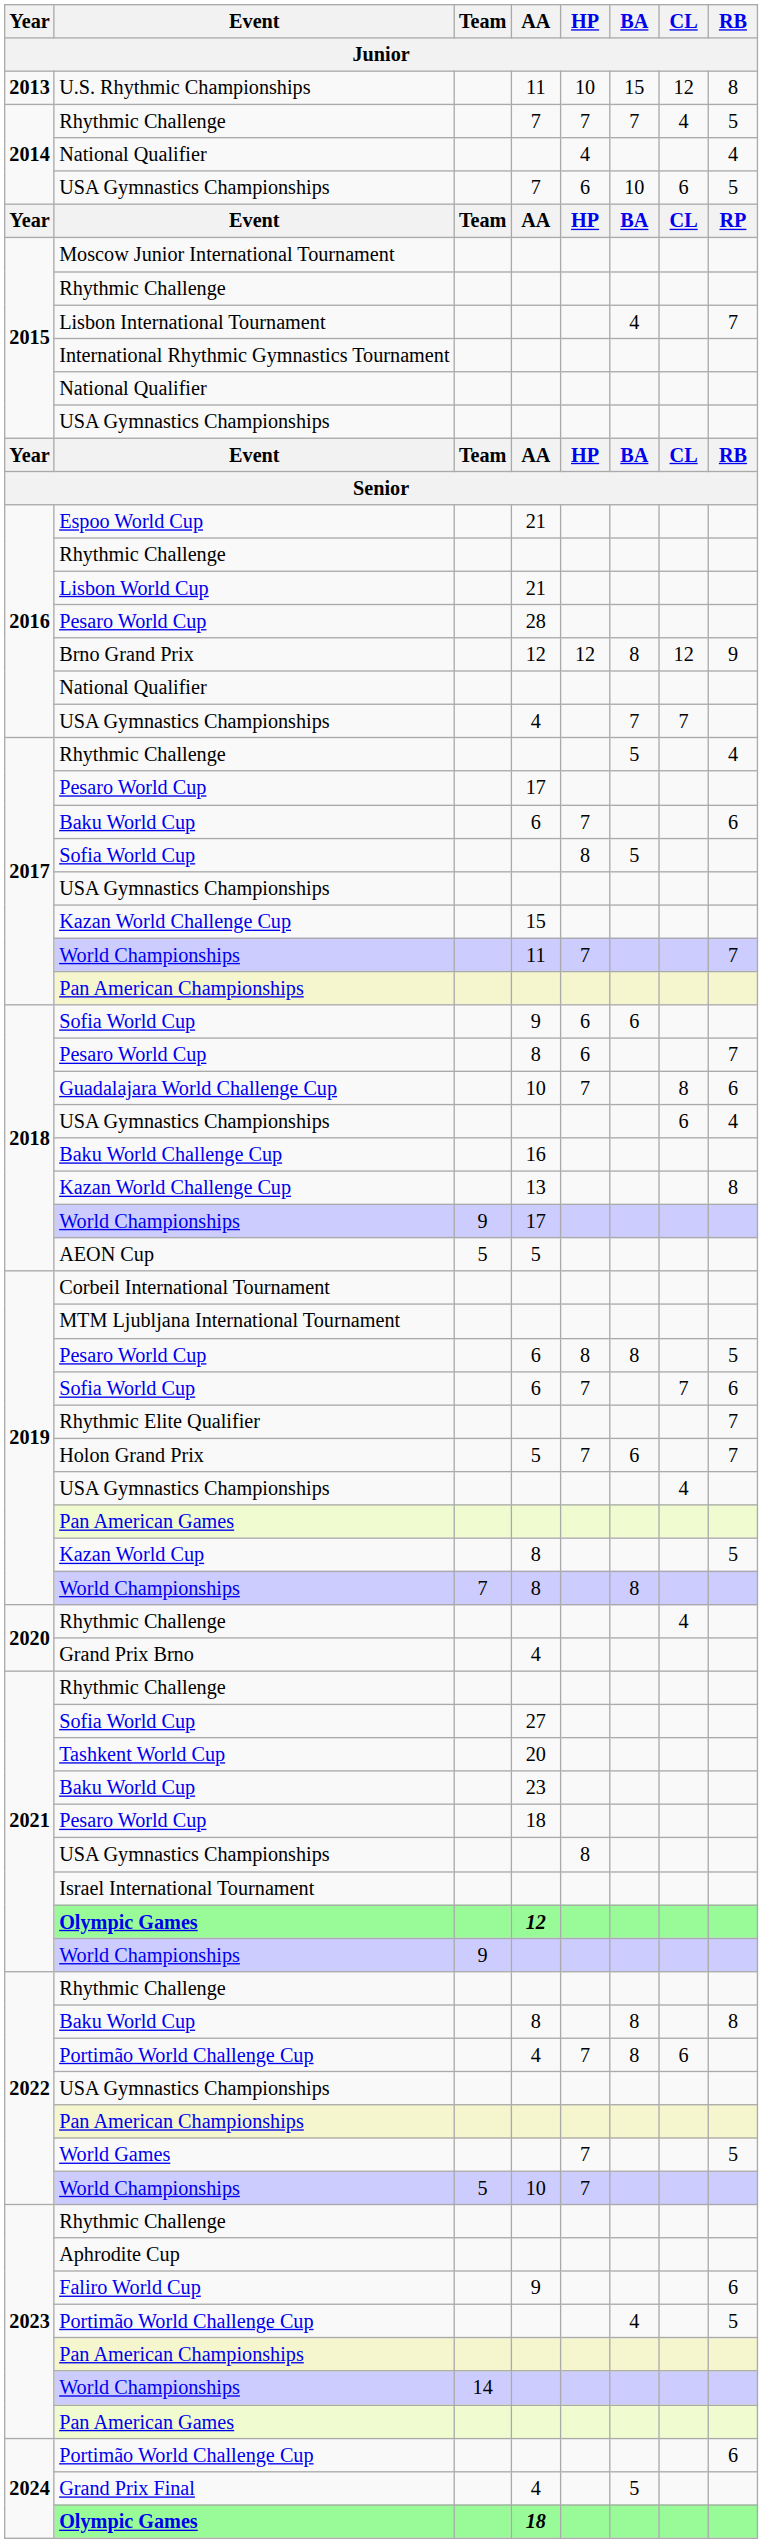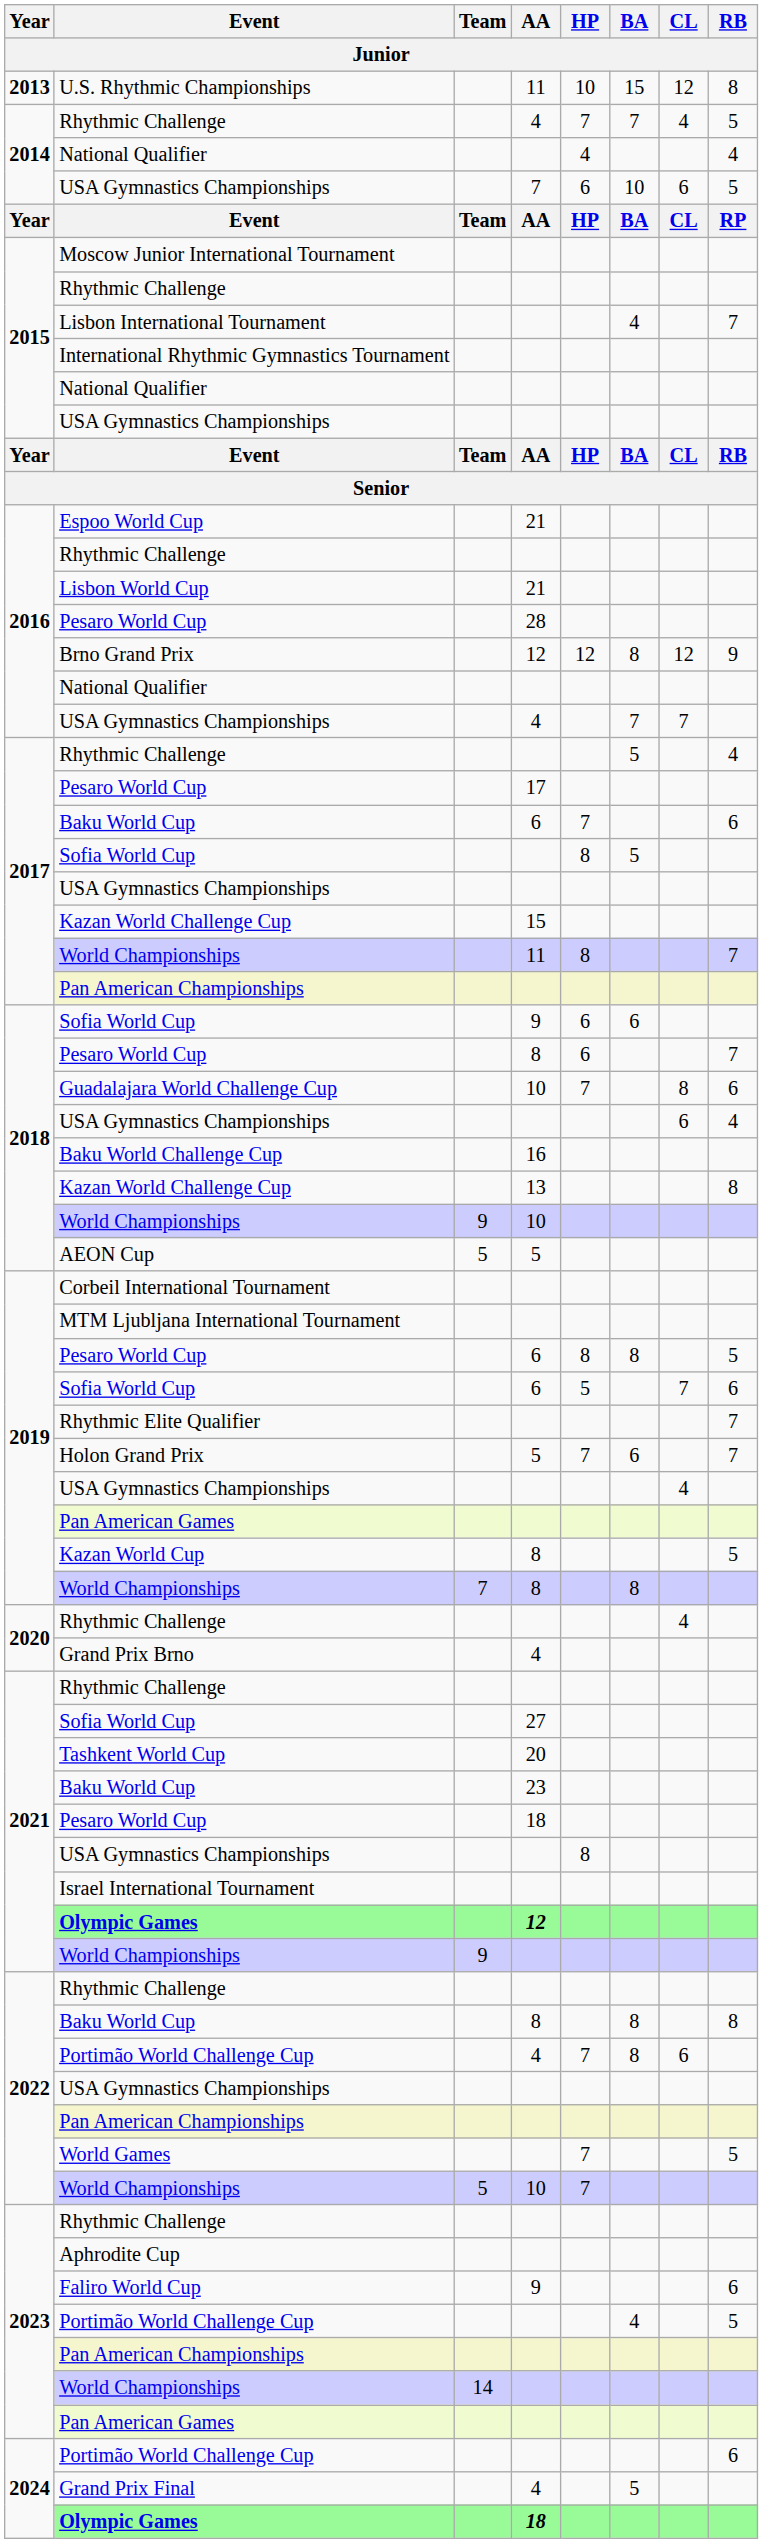(536, 121) 7 -> (536, 121) 4
(585, 954) 7 -> (585, 954) 8
(536, 1221) 17 -> (536, 1221) 10
(585, 1388) 7 -> (585, 1388) 5
